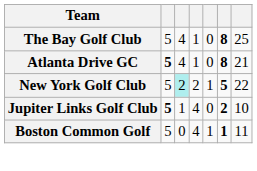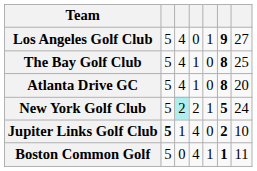+ row: (83, 39)
(168, 62) bold -> (168, 85) normal
(242, 62) 21 -> (242, 85) 20
(242, 85) 22 -> (242, 108) 24
